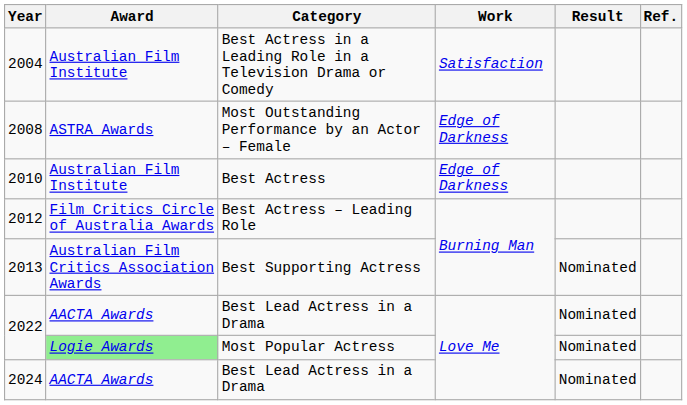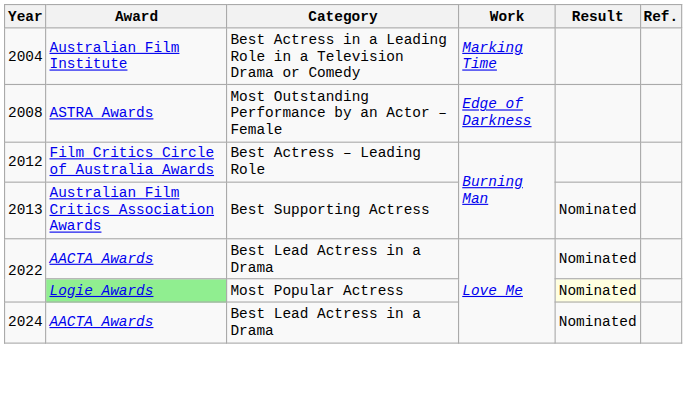(491, 65) Satisfaction -> (493, 56) Marking Time
- row: (25, 178)
(598, 347) no background -> (598, 291) lightyellow background
